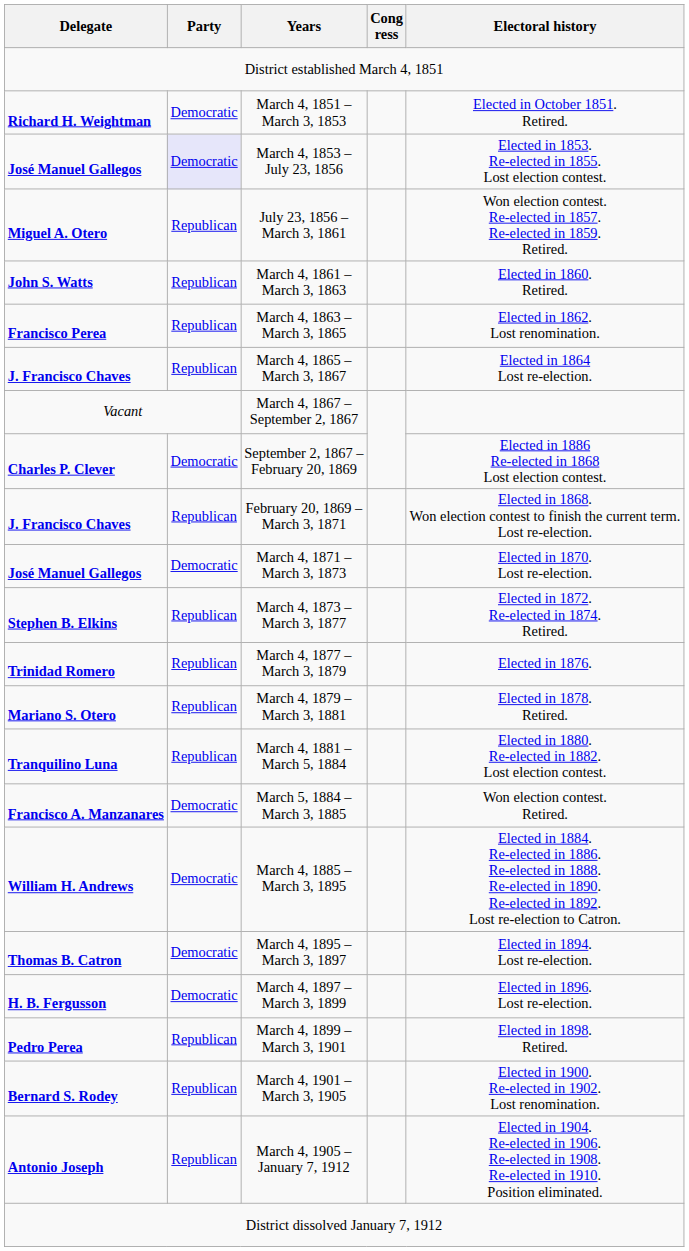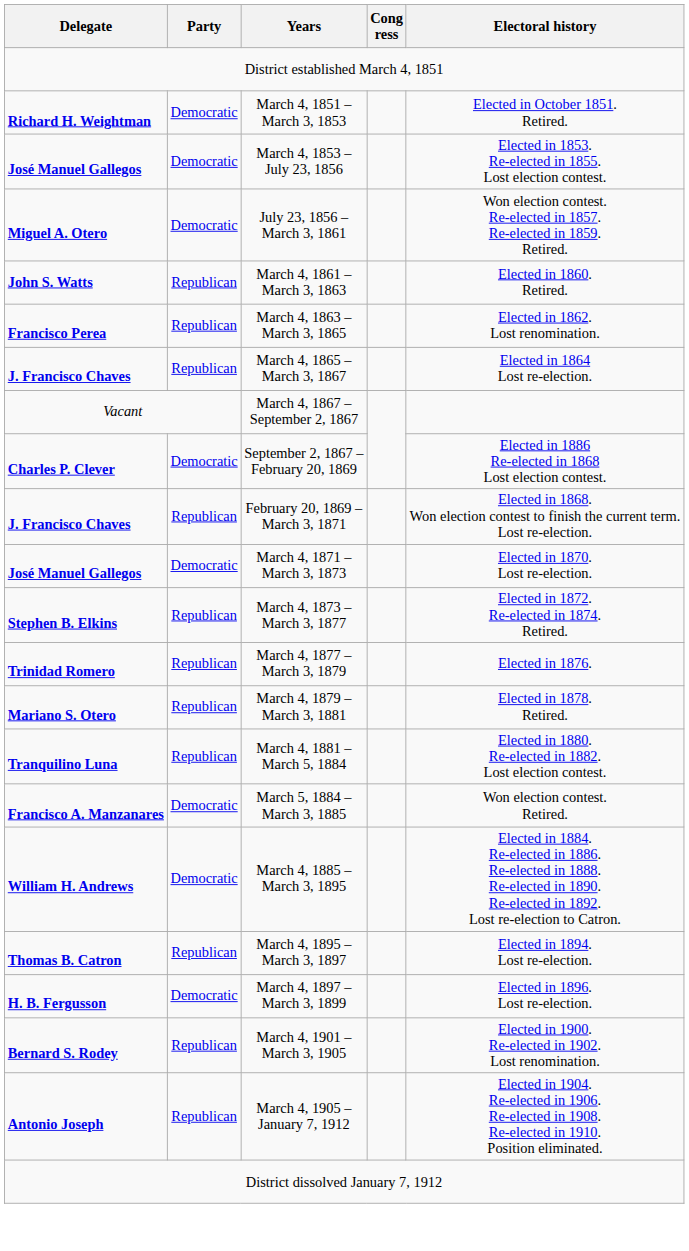(204, 161) lavender background -> (204, 161) no background
(204, 225) Republican -> (204, 225) Democratic
(204, 952) Democratic -> (204, 952) Republican
- row: (304, 1039)
